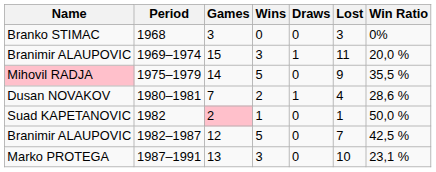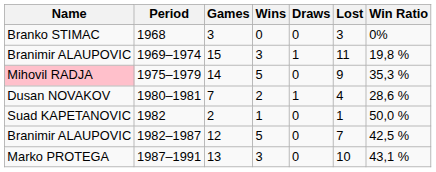(389, 55) 20,0 % -> (389, 55) 19,8 %
(389, 75) 35,5 % -> (389, 75) 35,3 %
(211, 116) pink background -> (211, 116) no background
(389, 156) 23,1 % -> (389, 156) 43,1 %
